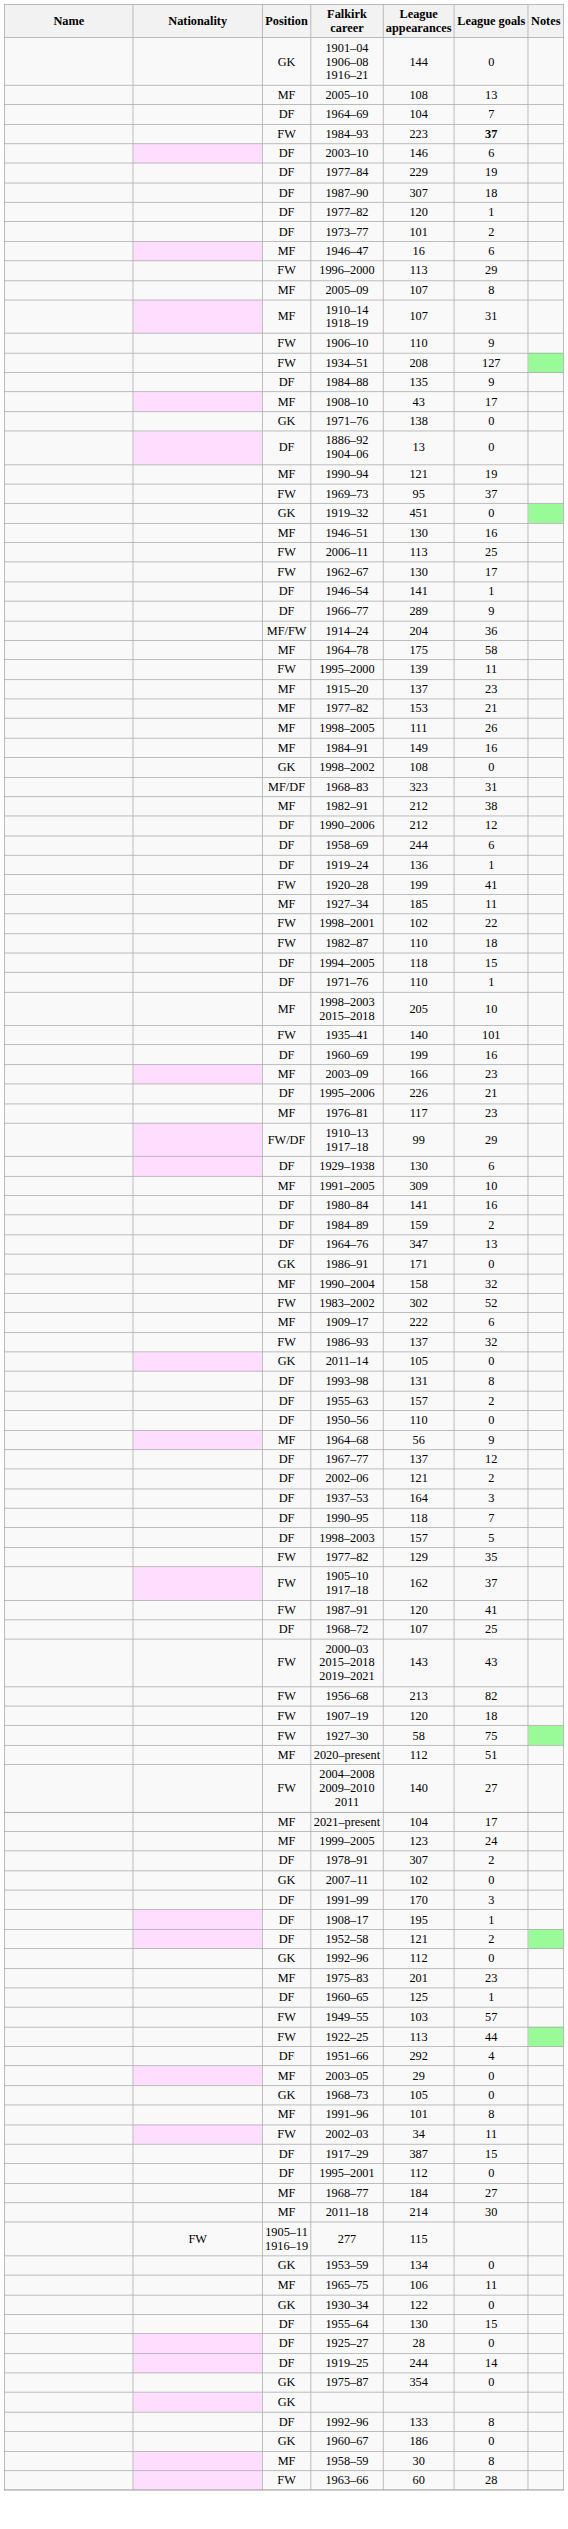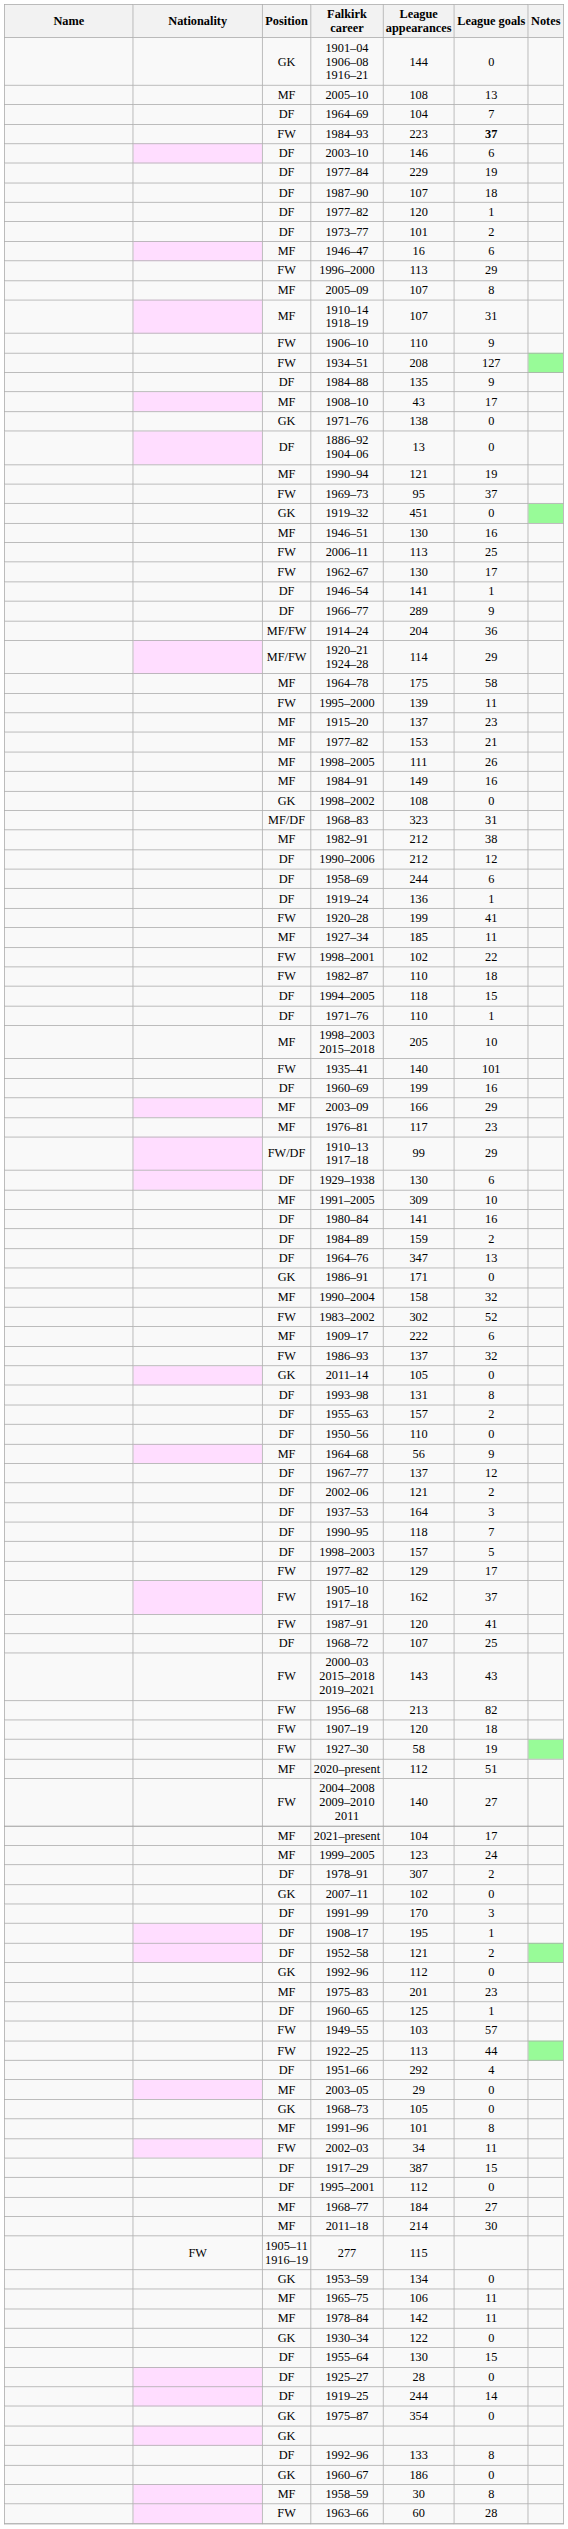(419, 192) 307 -> (419, 192) 107
+ row: (287, 657)
(491, 1074) 23 -> (491, 1107) 29
- row: (287, 1093)
(491, 1557) 35 -> (491, 1571) 17
(491, 1735) 75 -> (491, 1749) 19
+ row: (287, 2318)
